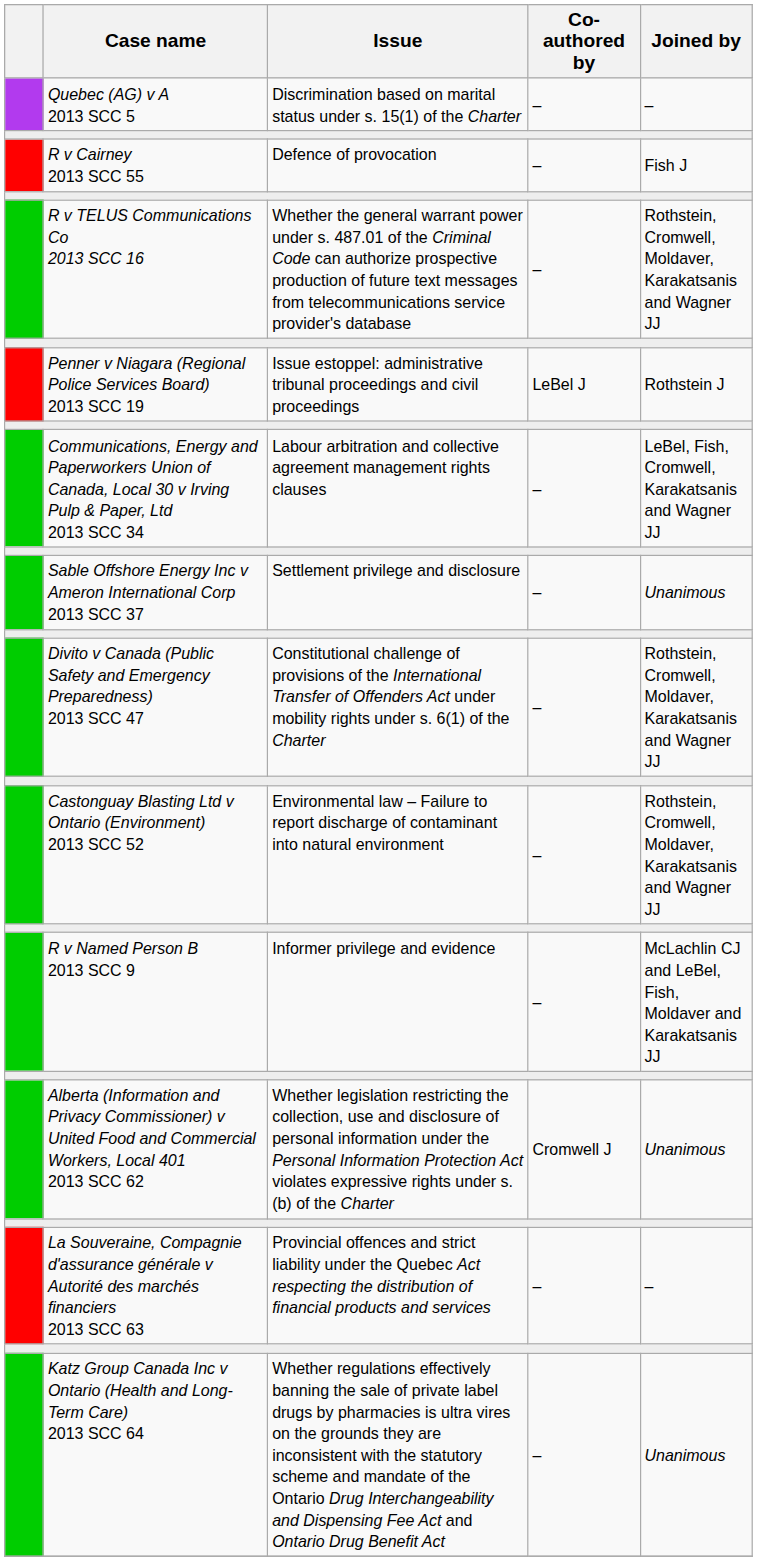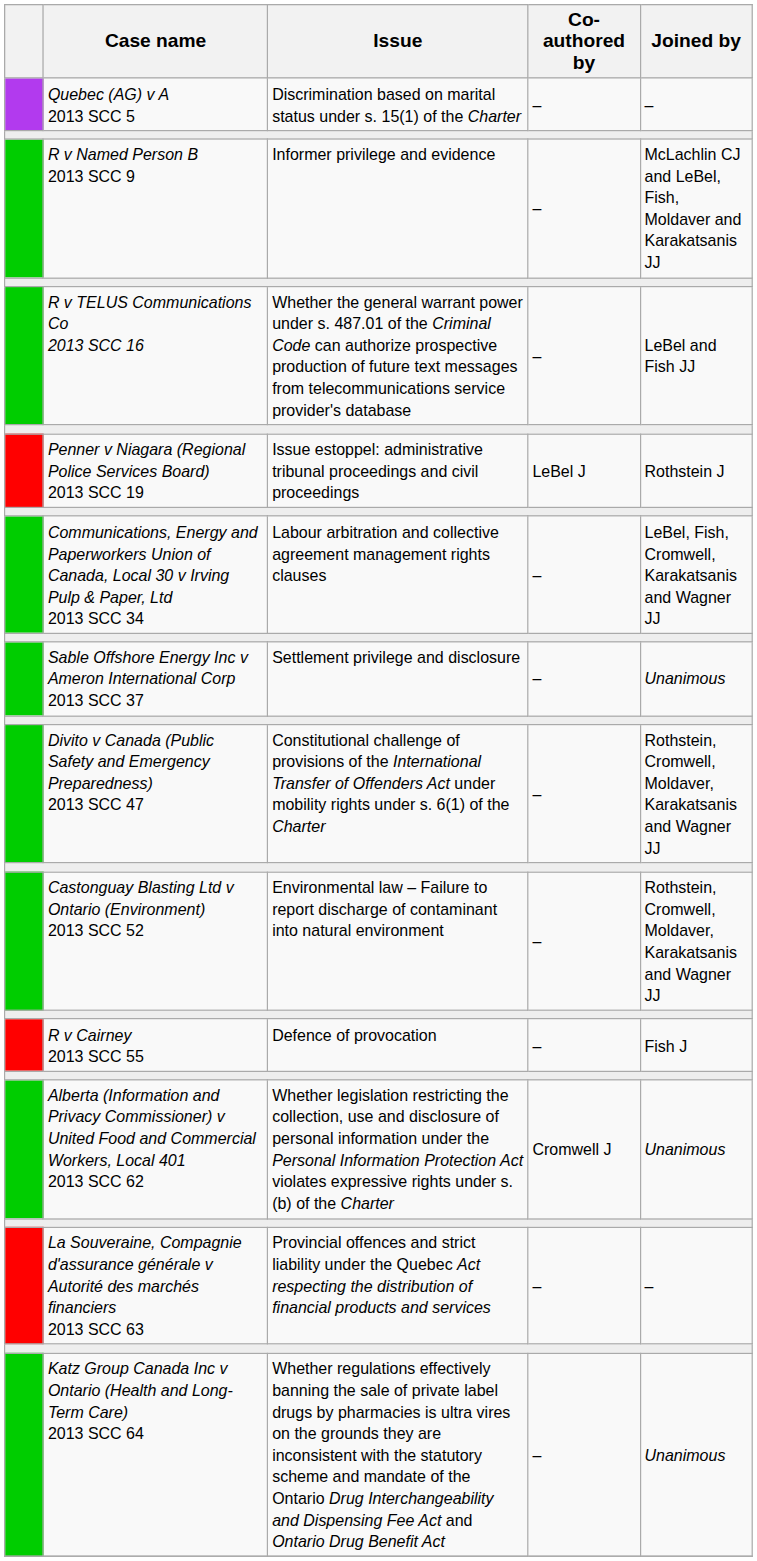rows swapped: (123, 959) <-> (96, 166)
(691, 270) Rothstein, Cromwell, Moldaver, Karakatsanis and Wagner JJ -> (681, 356) LeBel and Fish JJ
